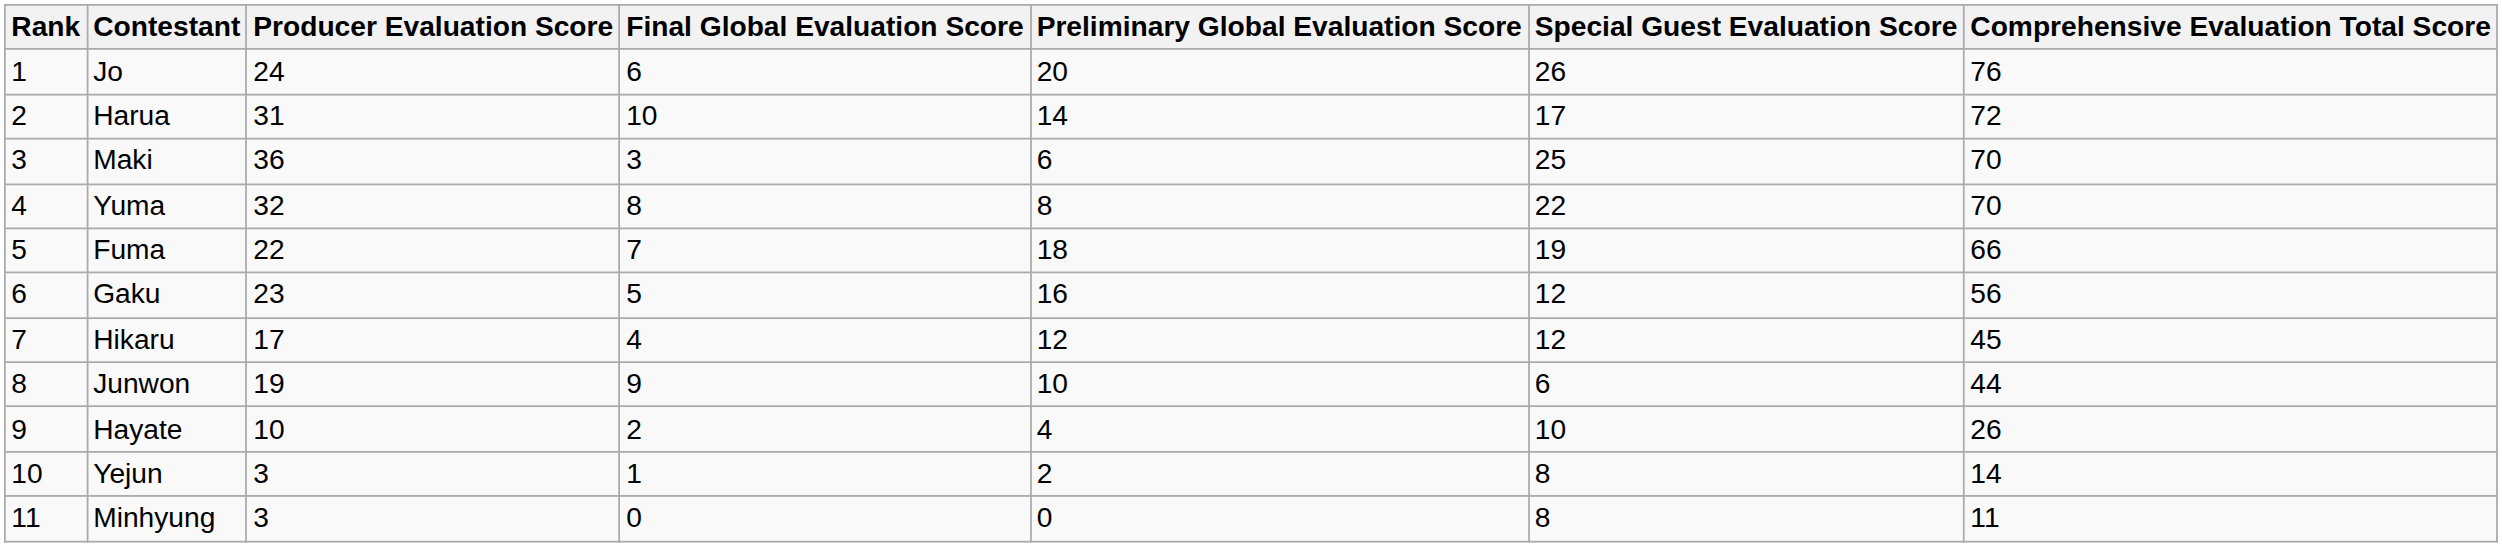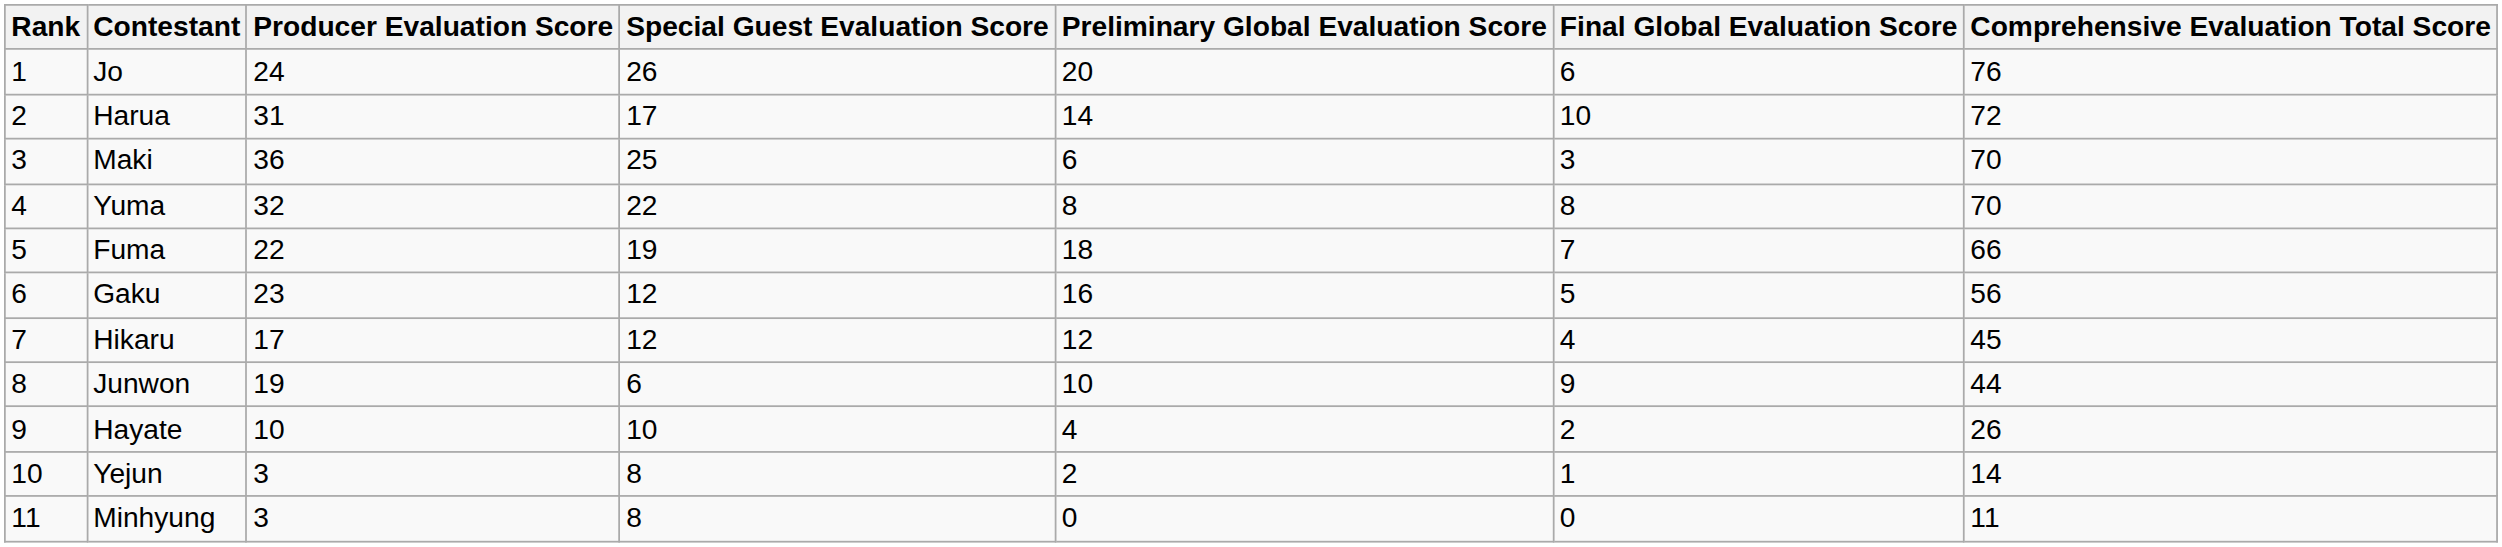columns swapped: (1746, 26) <-> (825, 26)
